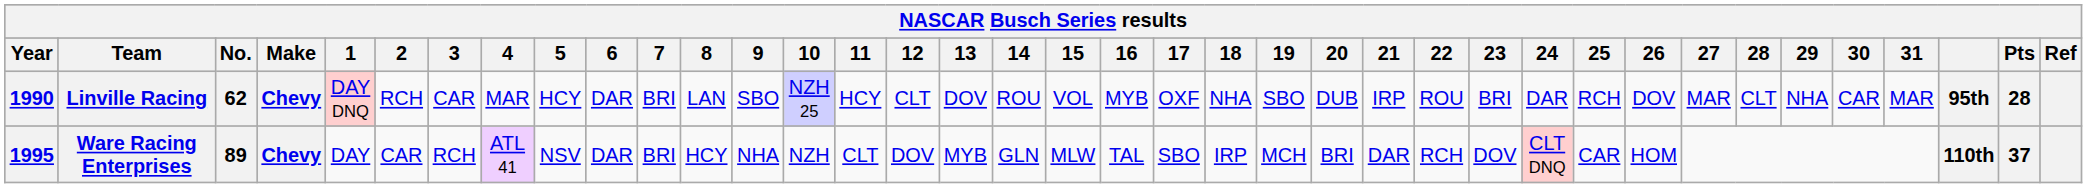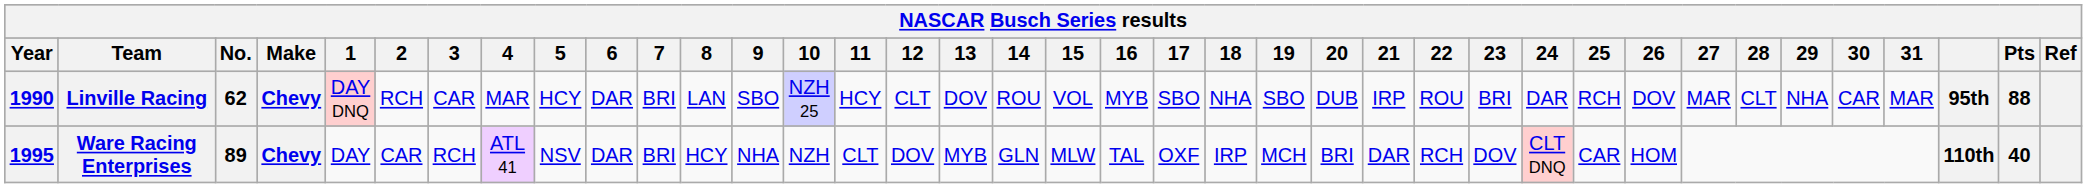(1179, 99) OXF -> (1179, 99) SBO
(2019, 99) 28 -> (2019, 99) 88
(1179, 155) SBO -> (1179, 155) OXF
(2019, 155) 37 -> (2019, 155) 40
